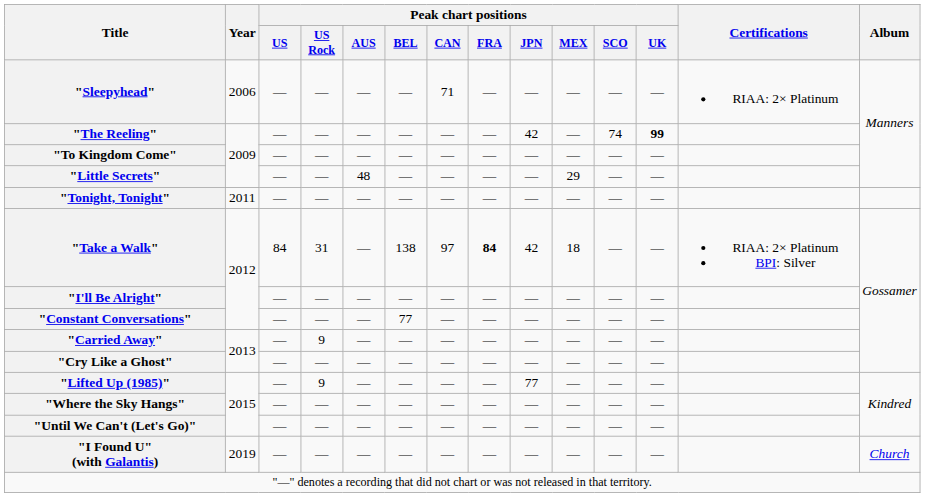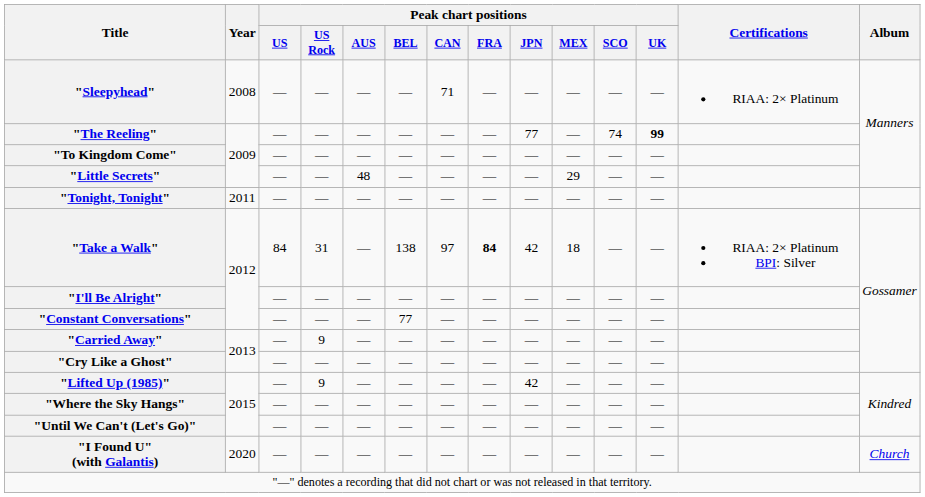(242, 91) 2006 -> (242, 91) 2008
(531, 134) 42 -> (531, 134) 77
(531, 382) 77 -> (531, 382) 42
(242, 454) 2019 -> (242, 454) 2020
